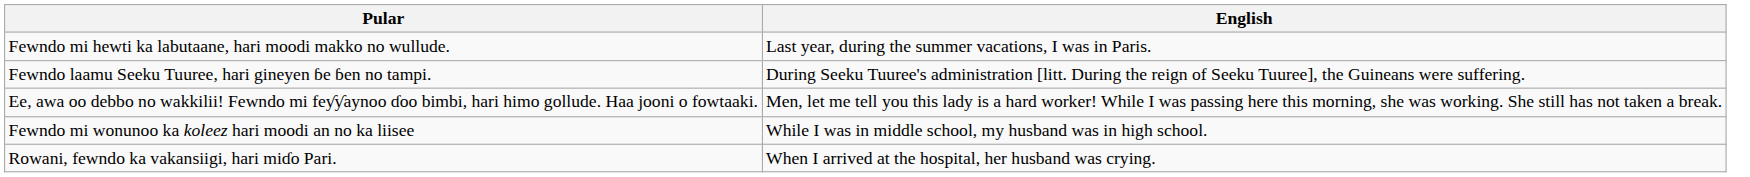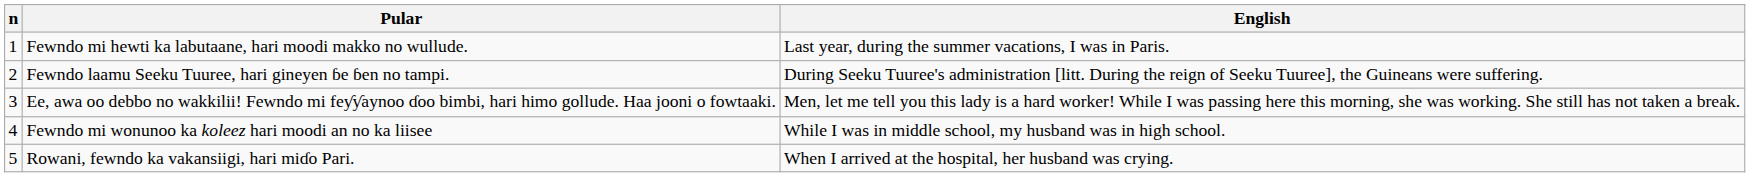+ column: (14, 18)
